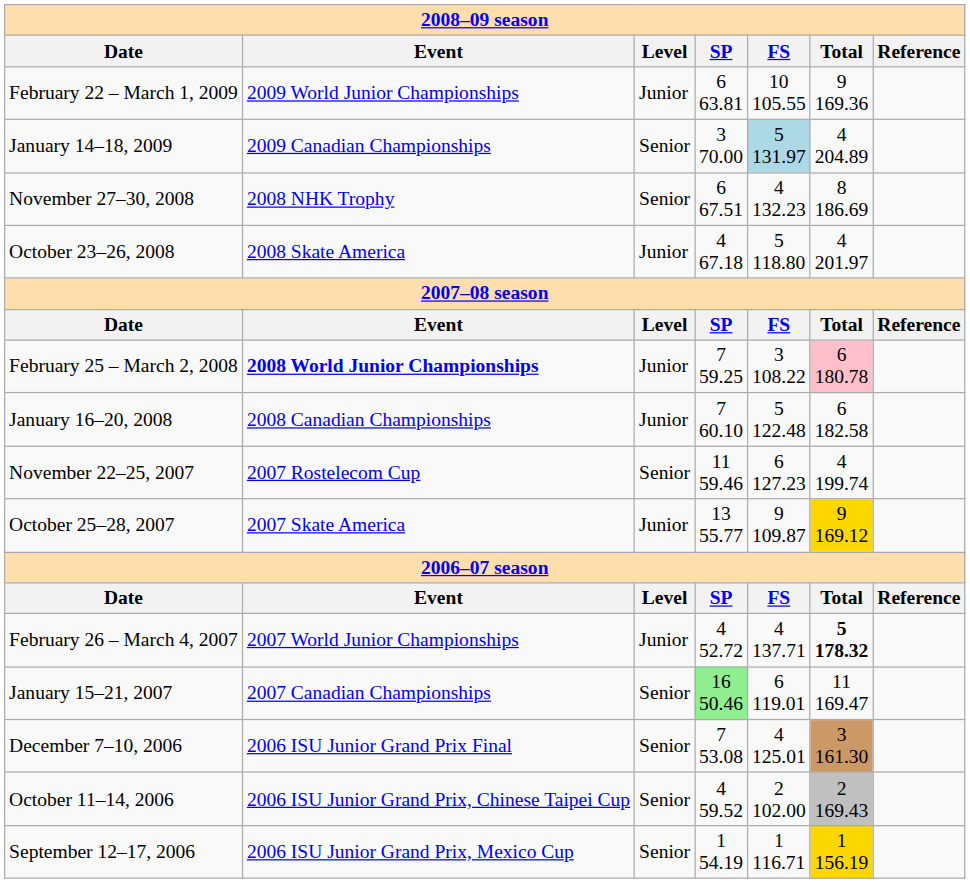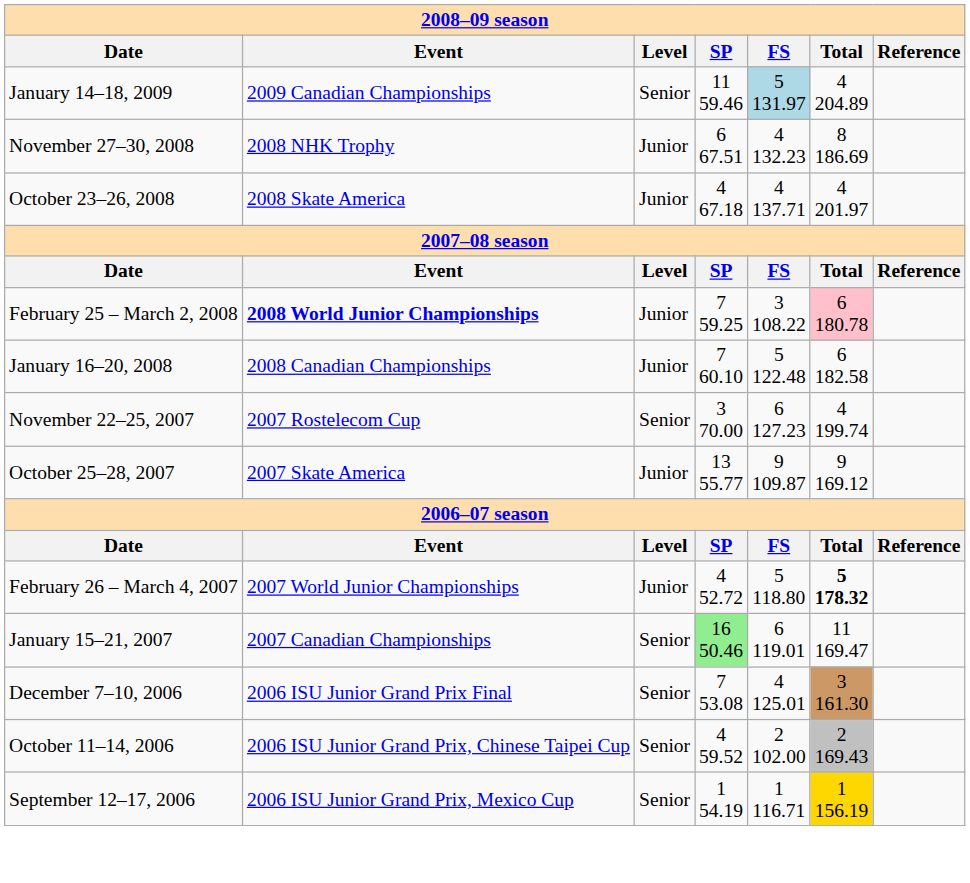- row: (123, 92)
(721, 145) 3 70.00 -> (721, 92) 11 59.46
(665, 198) Senior -> (664, 145) Junior
(779, 251) 5 118.80 -> (779, 198) 4 137.71
(721, 472) 11 59.46 -> (721, 419) 3 70.00
(842, 525) gold background -> (842, 472) no background
(779, 640) 4 137.71 -> (779, 587) 5 118.80
